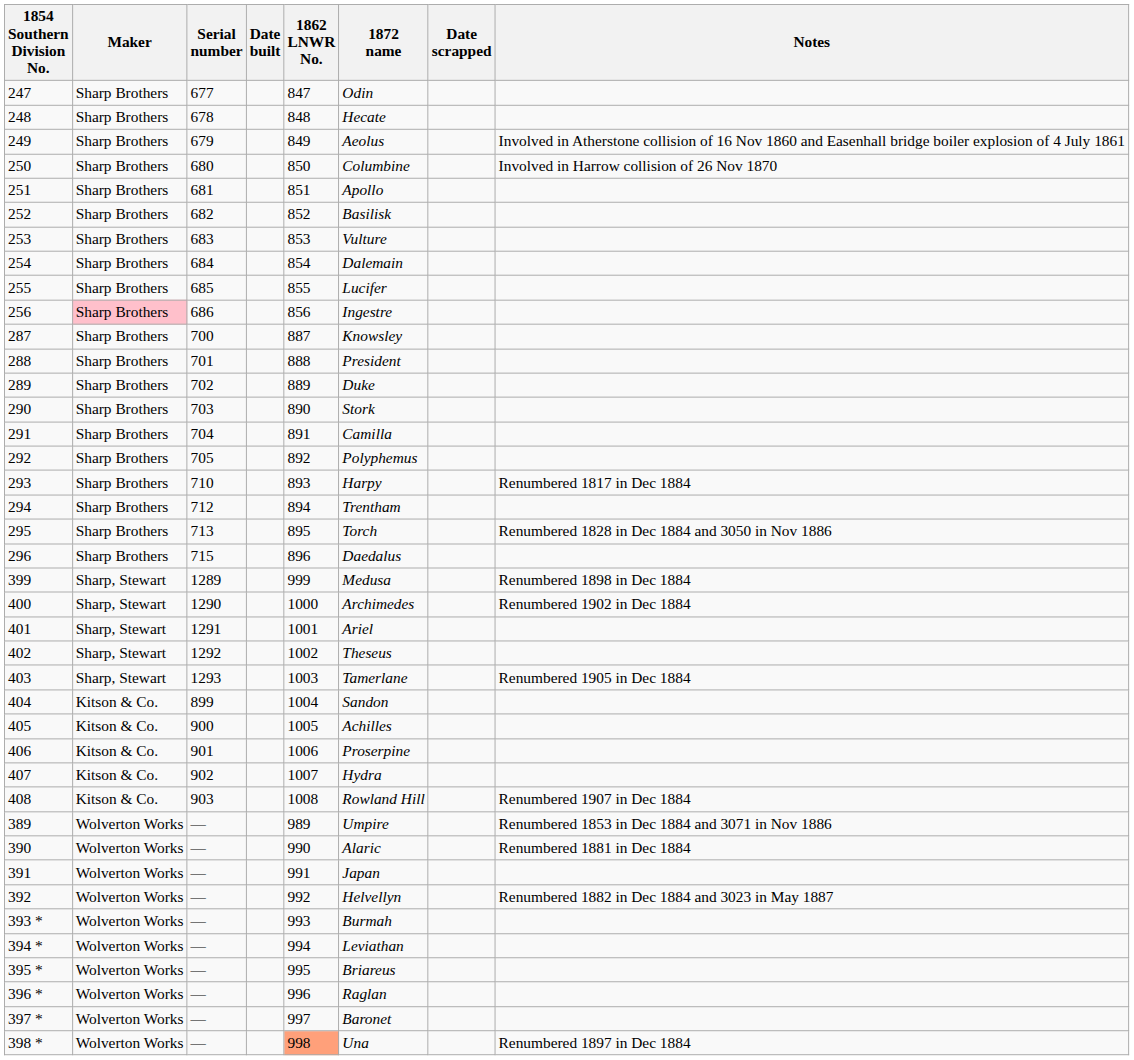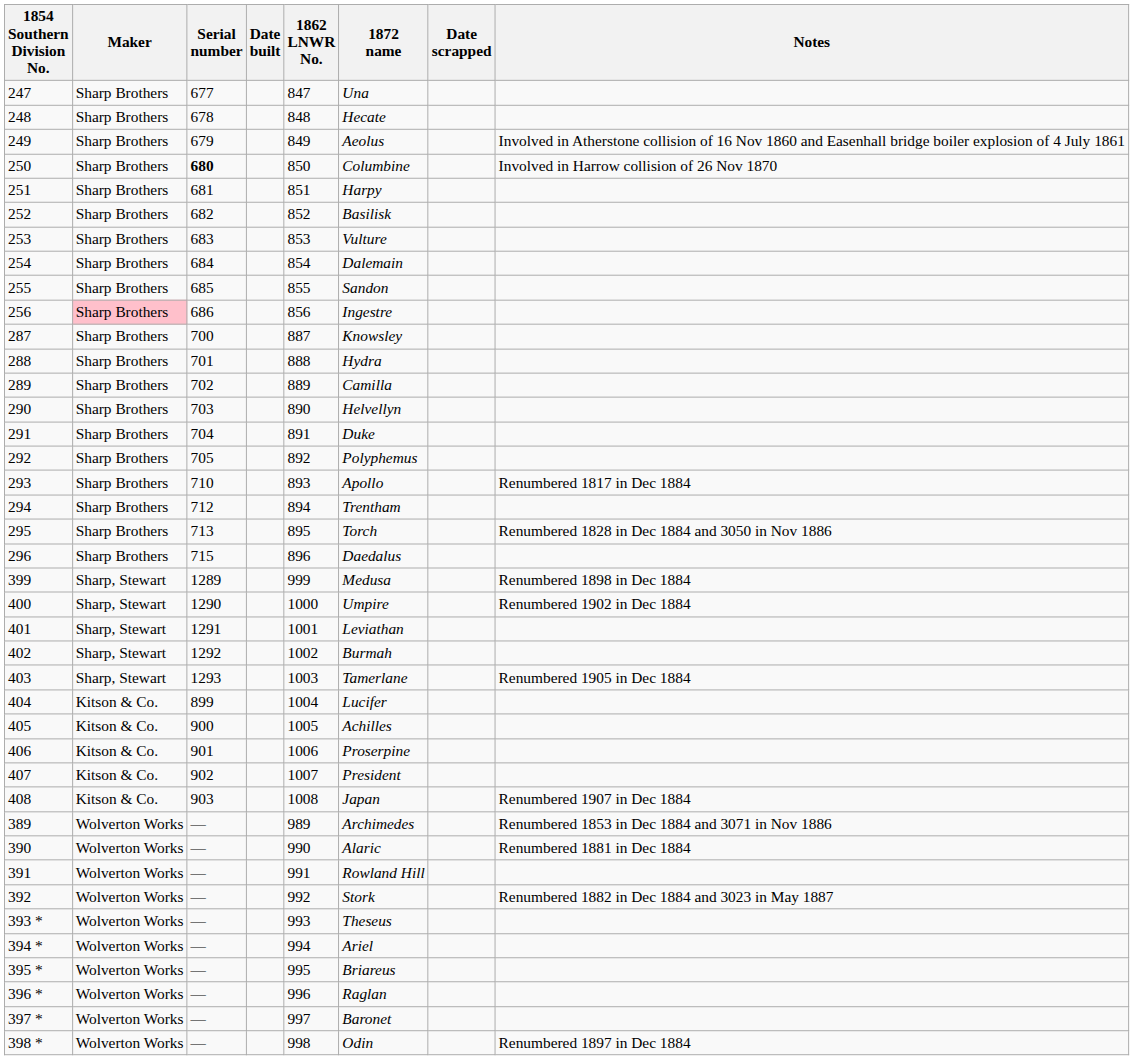(358, 92) Odin -> (356, 92) Una
(202, 165) normal -> (202, 165) bold
(363, 190) Apollo -> (362, 190) Harpy
(365, 287) Lucifer -> (365, 287) Sandon
(372, 360) President -> (362, 360) Hydra
(359, 385) Duke -> (367, 385) Camilla
(359, 409) Stork -> (372, 409) Helvellyn
(367, 433) Camilla -> (359, 433) Duke
(362, 482) Harpy -> (363, 482) Apollo
(378, 604) Archimedes -> (366, 604) Umpire
(358, 628) Ariel -> (373, 628) Leviathan
(367, 653) Theseus -> (367, 653) Burmah
(365, 701) Sandon -> (365, 701) Lucifer
(362, 774) Hydra -> (372, 774) President
(384, 799) Rowland Hill -> (361, 799) Japan
(366, 823) Umpire -> (378, 823) Archimedes
(361, 872) Japan -> (384, 872) Rowland Hill
(372, 896) Helvellyn -> (359, 896) Stork
(367, 921) Burmah -> (367, 921) Theseus
(373, 945) Leviathan -> (358, 945) Ariel
(299, 1042) lightsalmon background -> (299, 1042) no background
(356, 1042) Una -> (358, 1042) Odin
